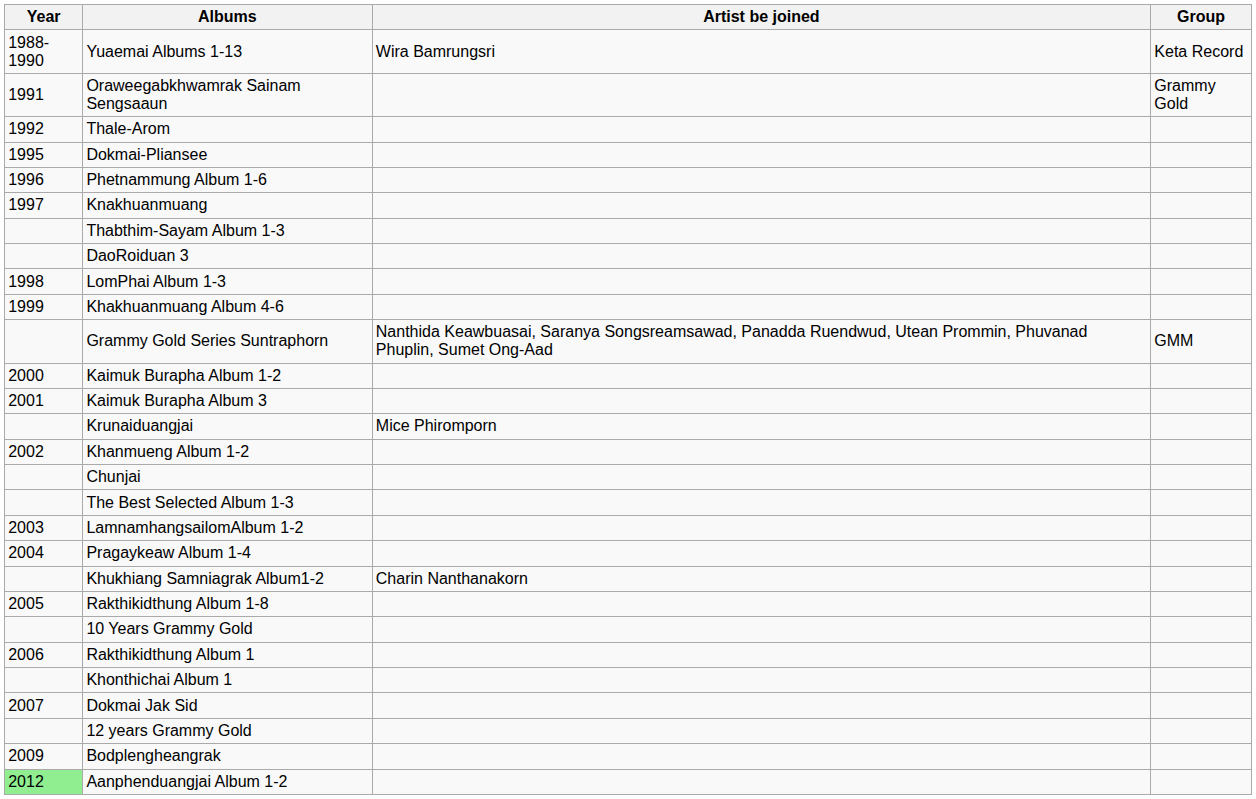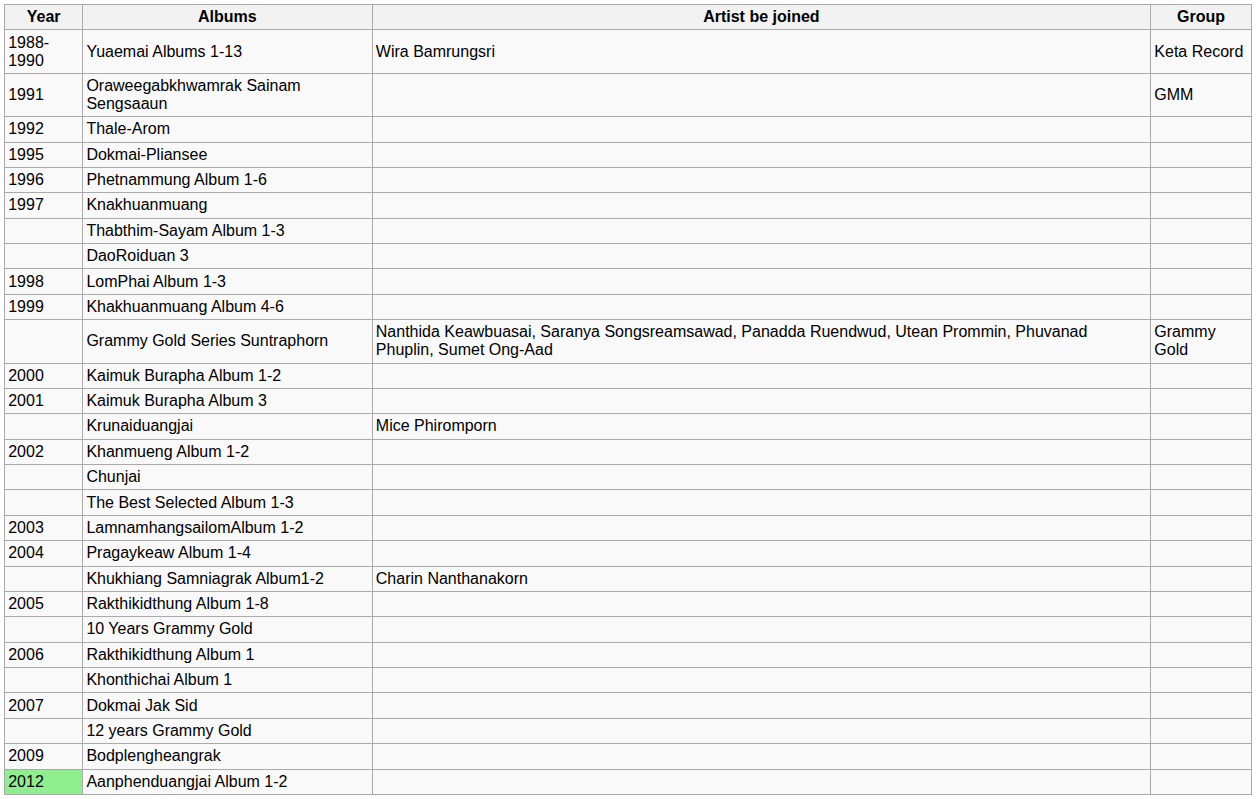(1185, 94) Grammy Gold -> (1174, 94) GMM
(1174, 341) GMM -> (1185, 341) Grammy Gold
